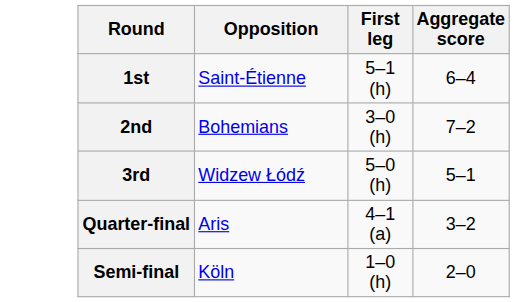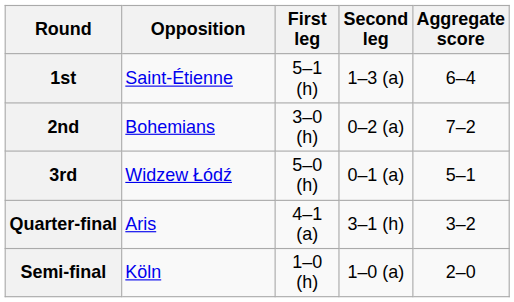+ column: (376, 29)
